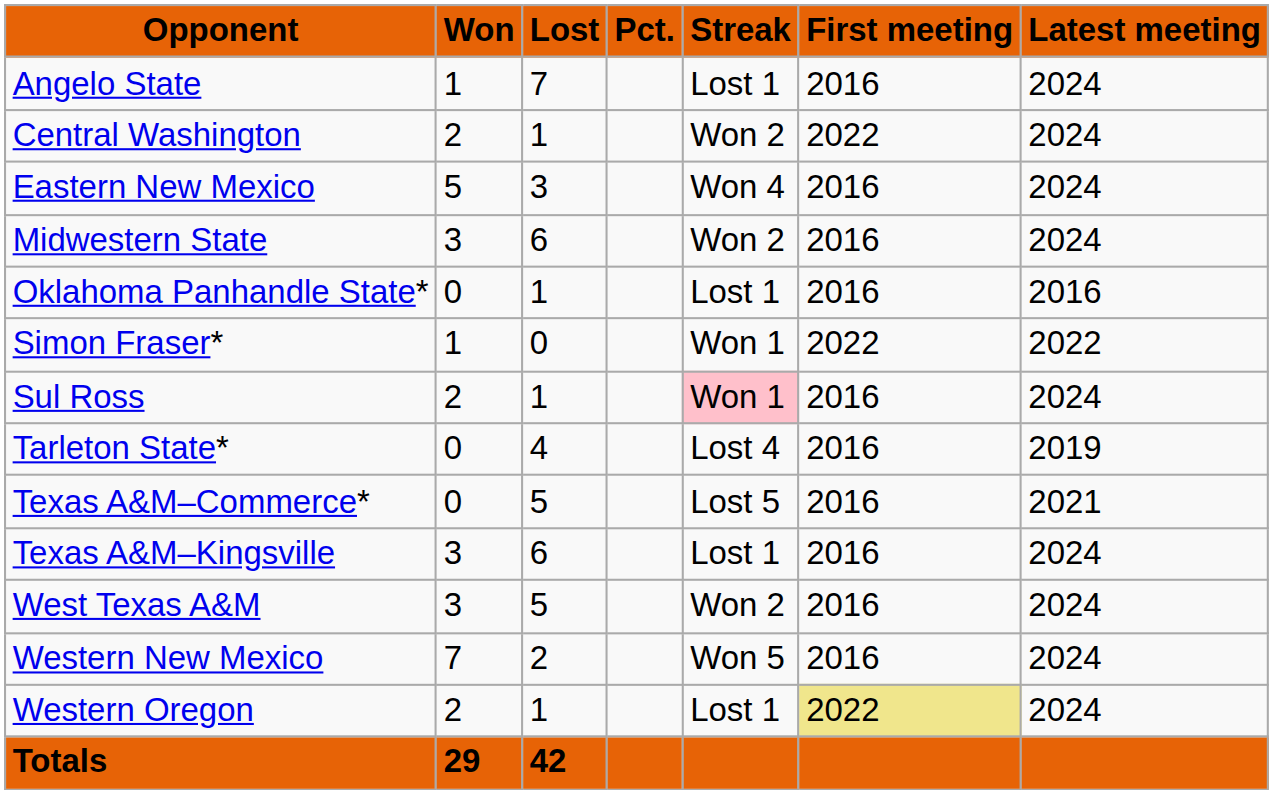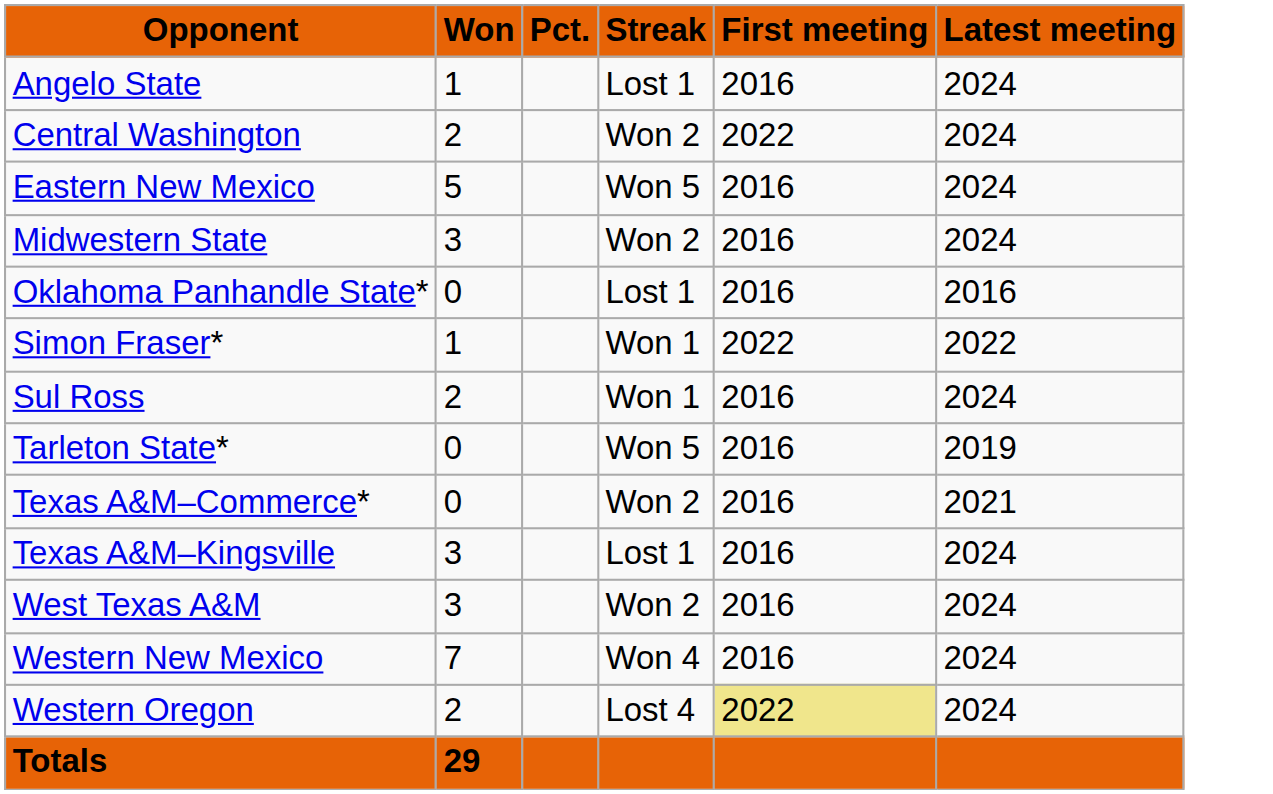- column: (565, 30)
(738, 187) Won 4 -> (653, 187) Won 5
(738, 396) pink background -> (653, 396) no background
(735, 448) Lost 4 -> (653, 448) Won 5
(735, 501) Lost 5 -> (653, 501) Won 2
(738, 657) Won 5 -> (653, 657) Won 4
(735, 710) Lost 1 -> (650, 710) Lost 4
